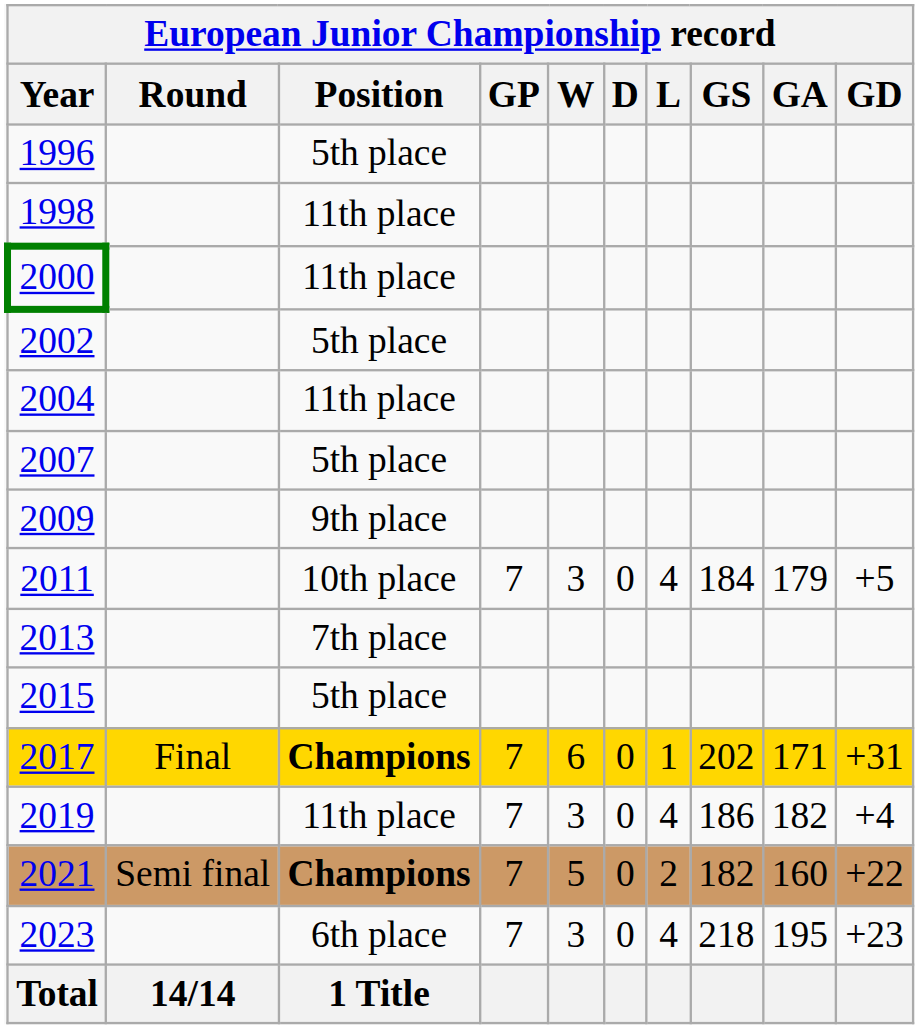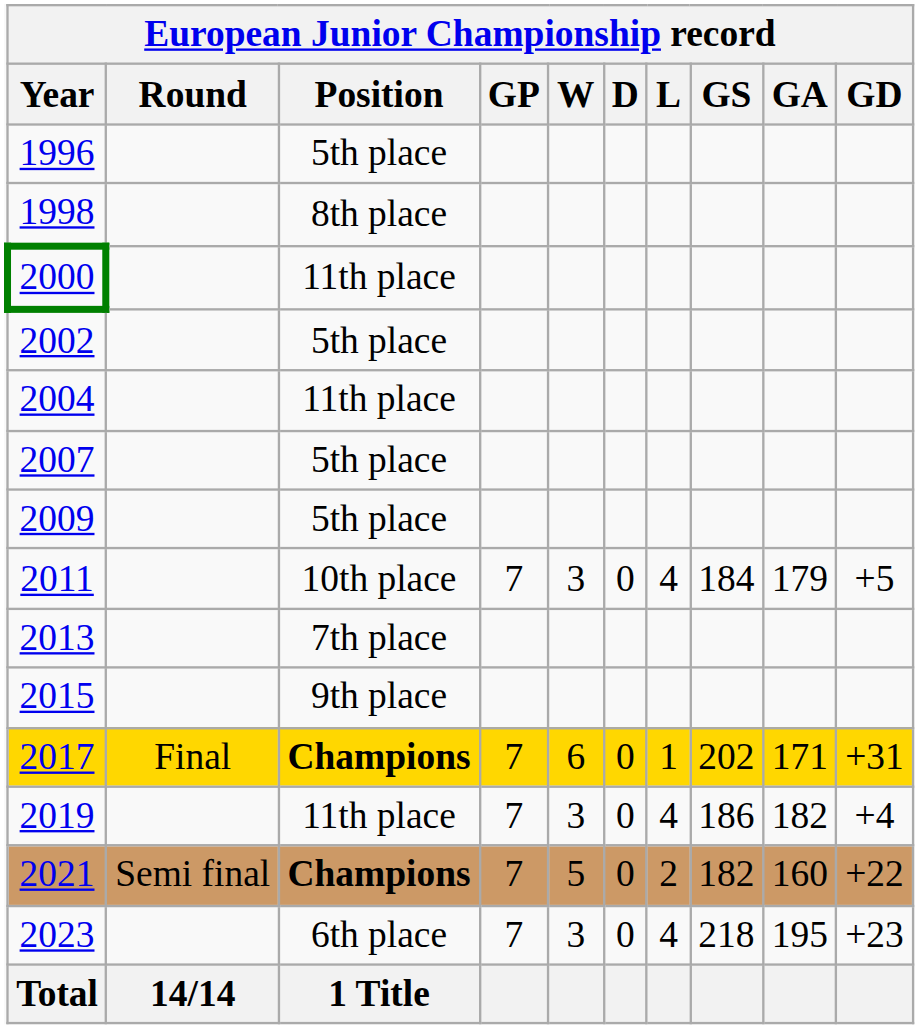(379, 213) 11th place -> (379, 213) 8th place
(379, 518) 9th place -> (379, 518) 5th place
(379, 696) 5th place -> (379, 696) 9th place
